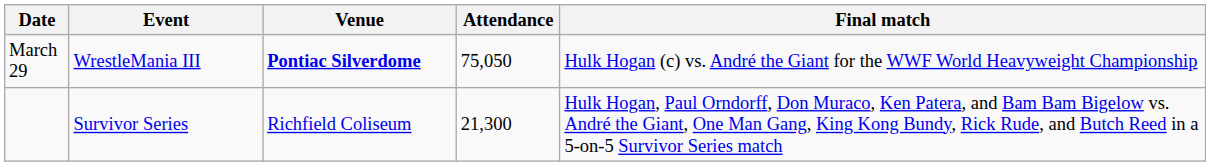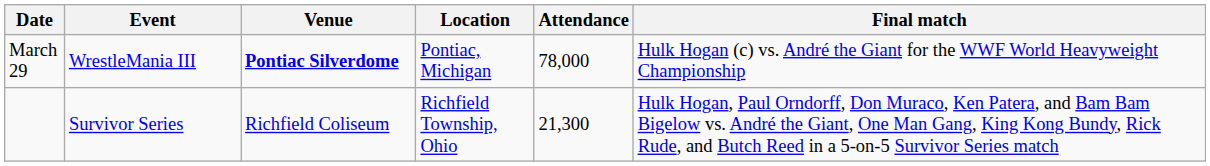+ column: (475, 19)
(486, 60) 75,050 -> (564, 60) 78,000
